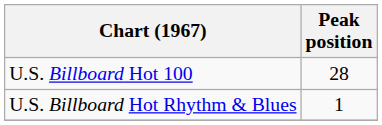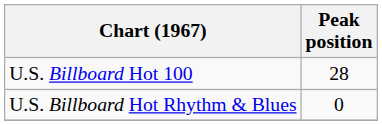(339, 104) 1 -> (339, 104) 0
